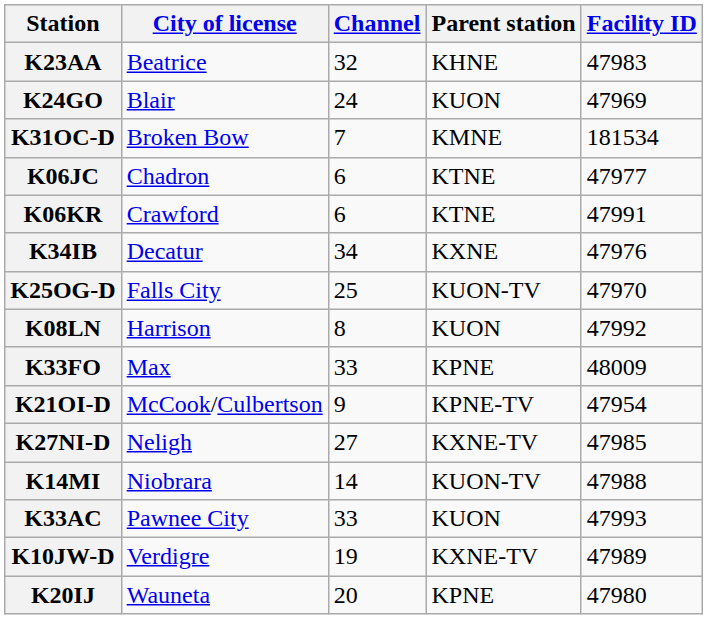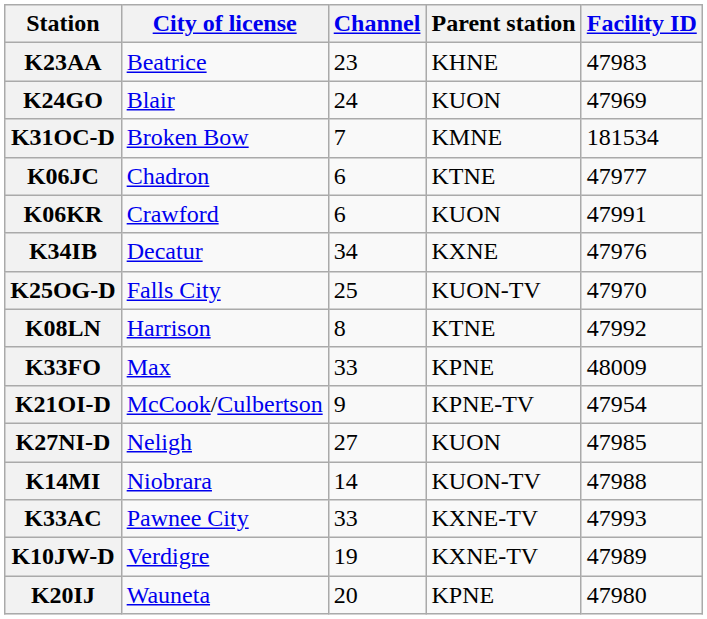(346, 61) 32 -> (346, 61) 23
(463, 213) KTNE -> (466, 213) KUON
(466, 328) KUON -> (463, 328) KTNE
(485, 442) KXNE-TV -> (466, 442) KUON
(466, 518) KUON -> (485, 518) KXNE-TV
